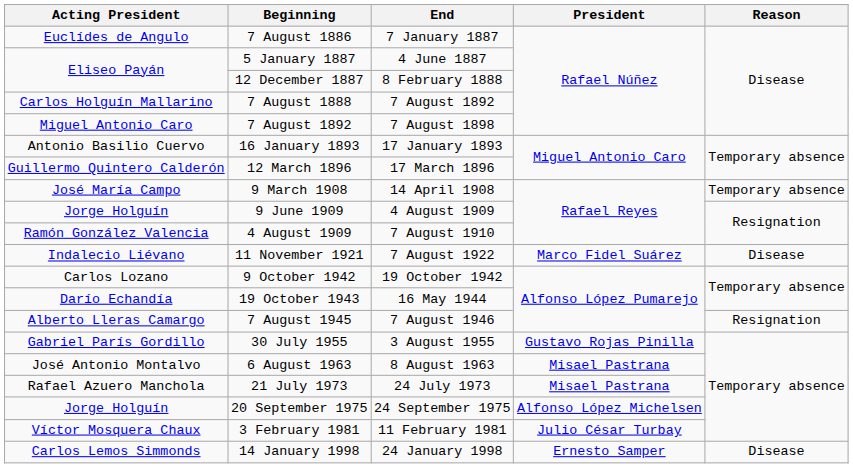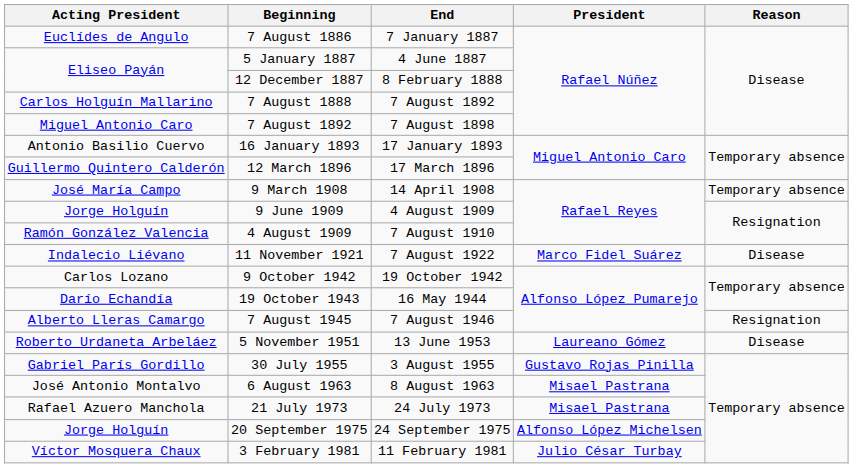+ row: (299, 343)
- row: (299, 452)
